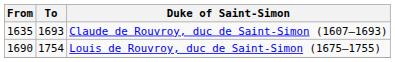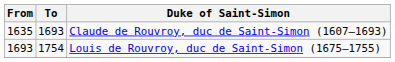(20, 48) 1690 -> (20, 48) 1693
